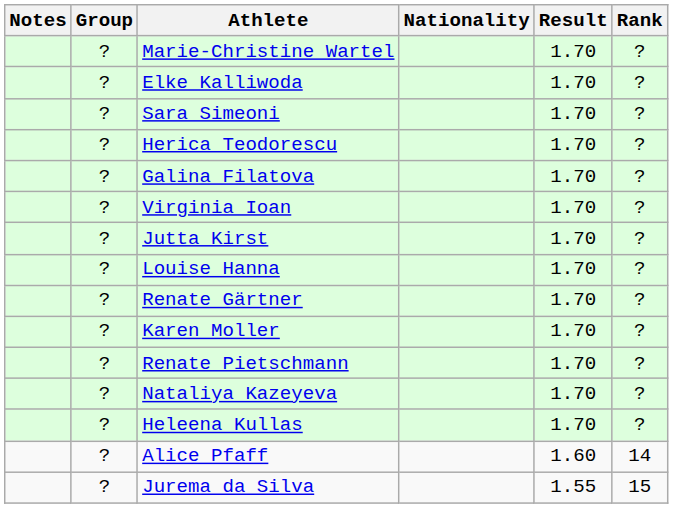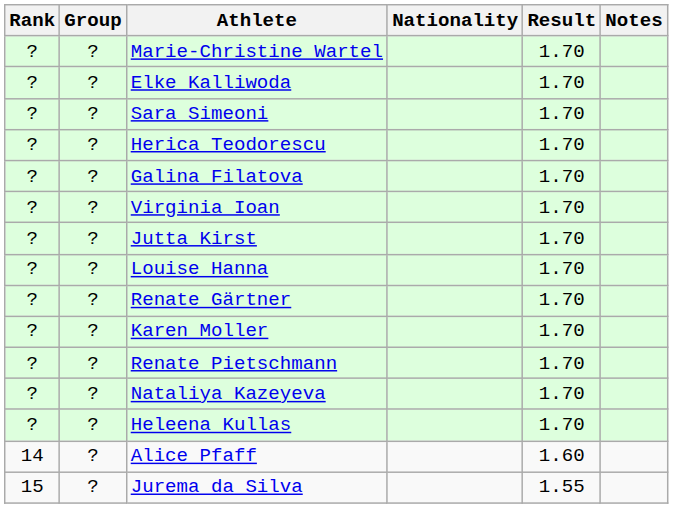columns swapped: (640, 20) <-> (38, 20)
